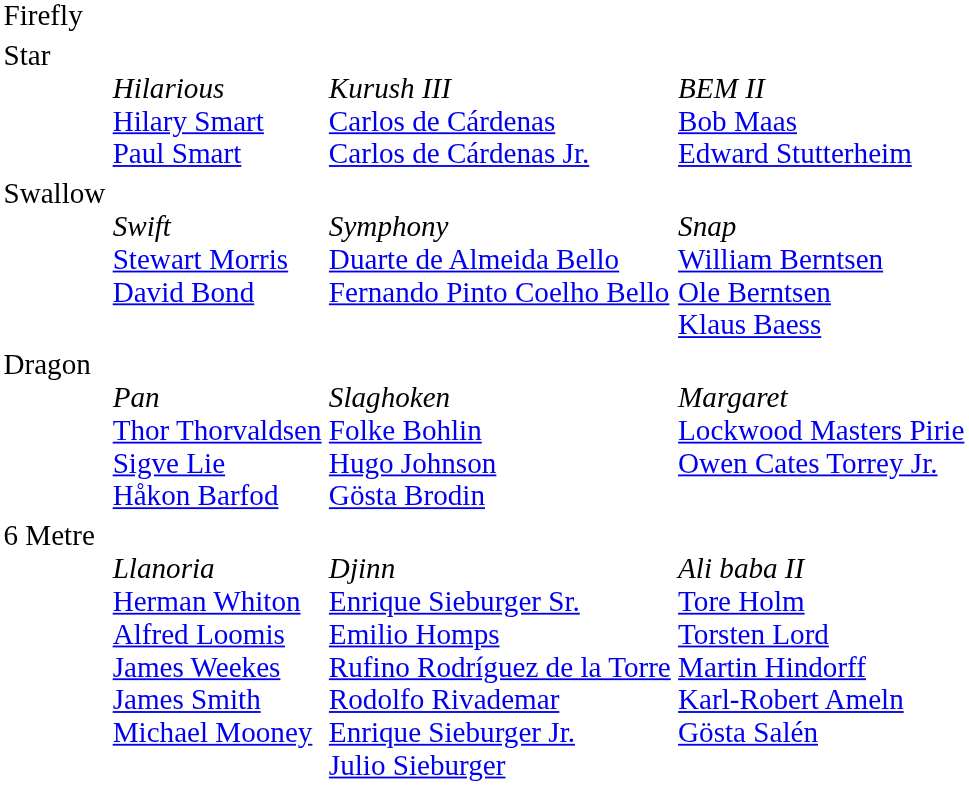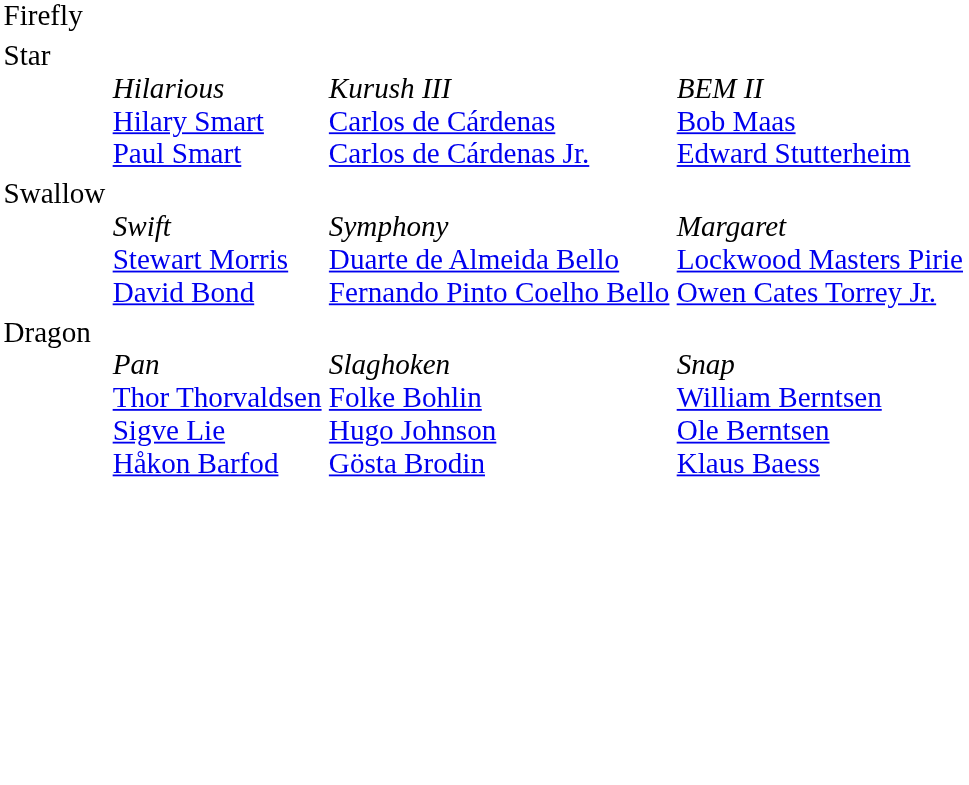(781, 275) Snap William Berntsen Ole Berntsen Klaus Baess -> (820, 259) Margaret Lockwood Masters Pirie Owen Cates Torrey Jr.
(821, 430) Margaret Lockwood Masters Pirie Owen Cates Torrey Jr. -> (779, 414) Snap William Berntsen Ole Berntsen Klaus Baess
- row: (49, 535)
